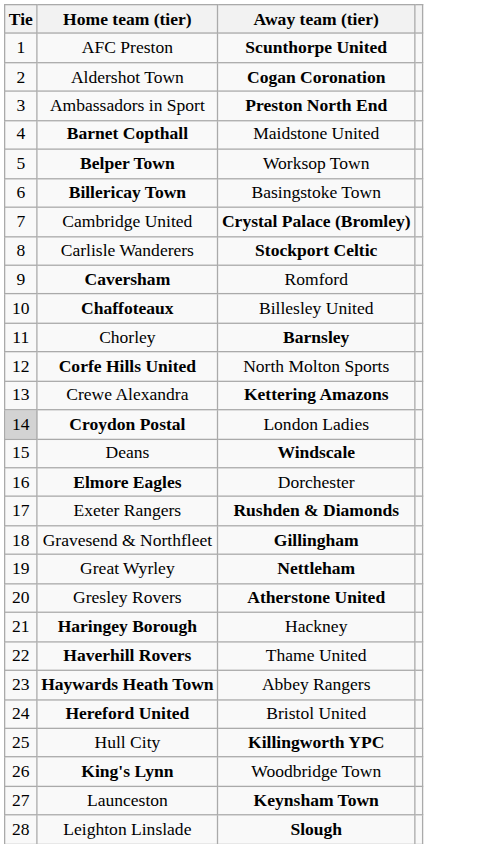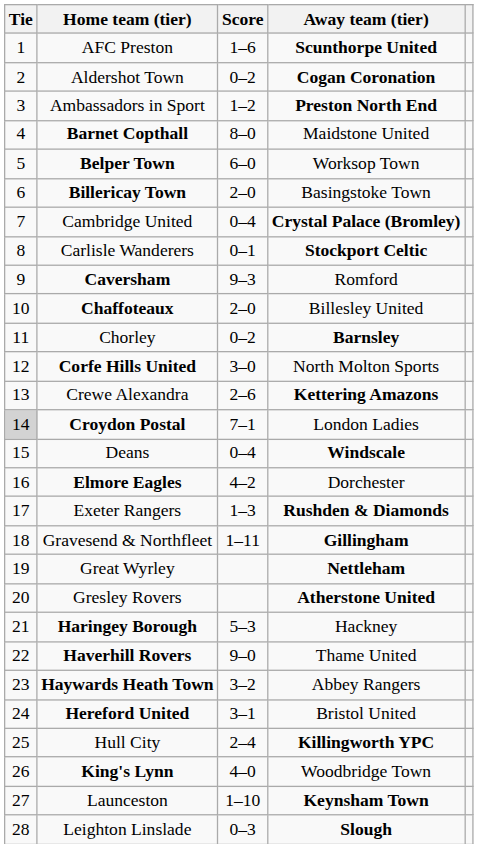+ column: (243, 18)
